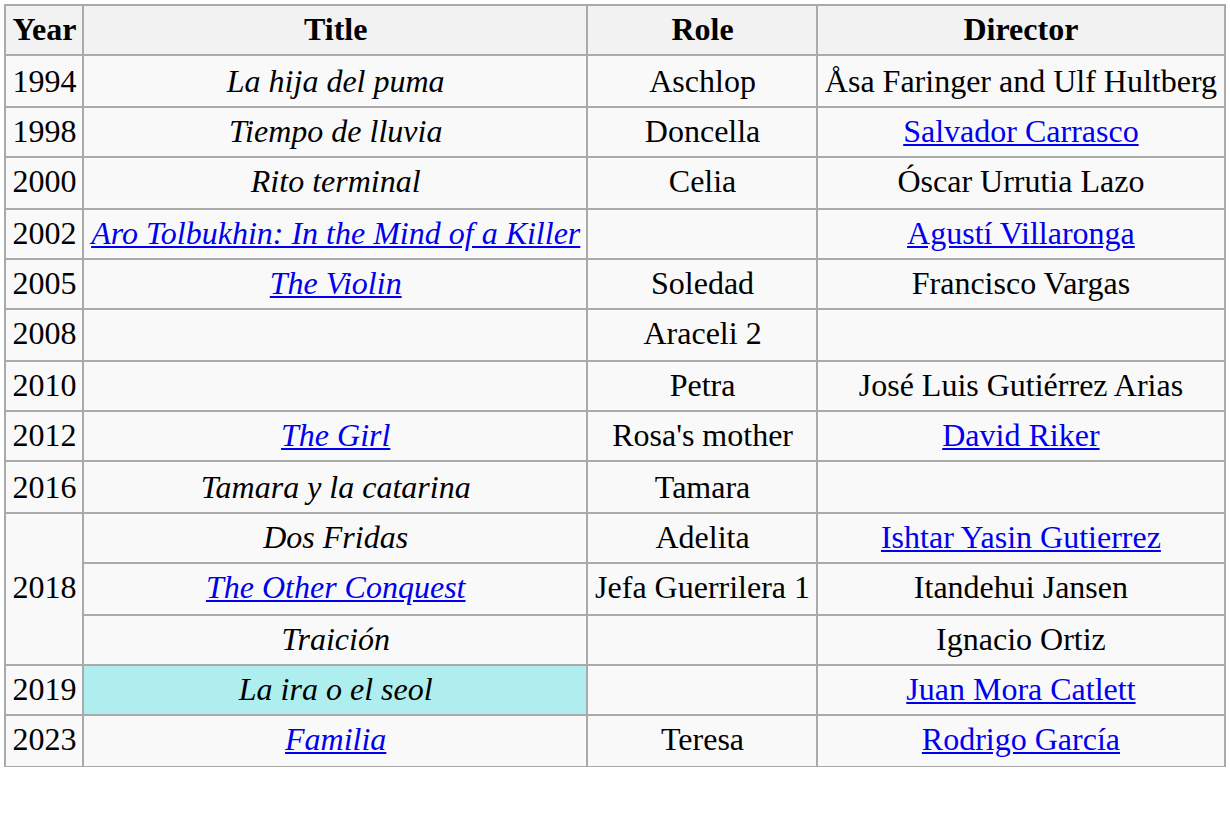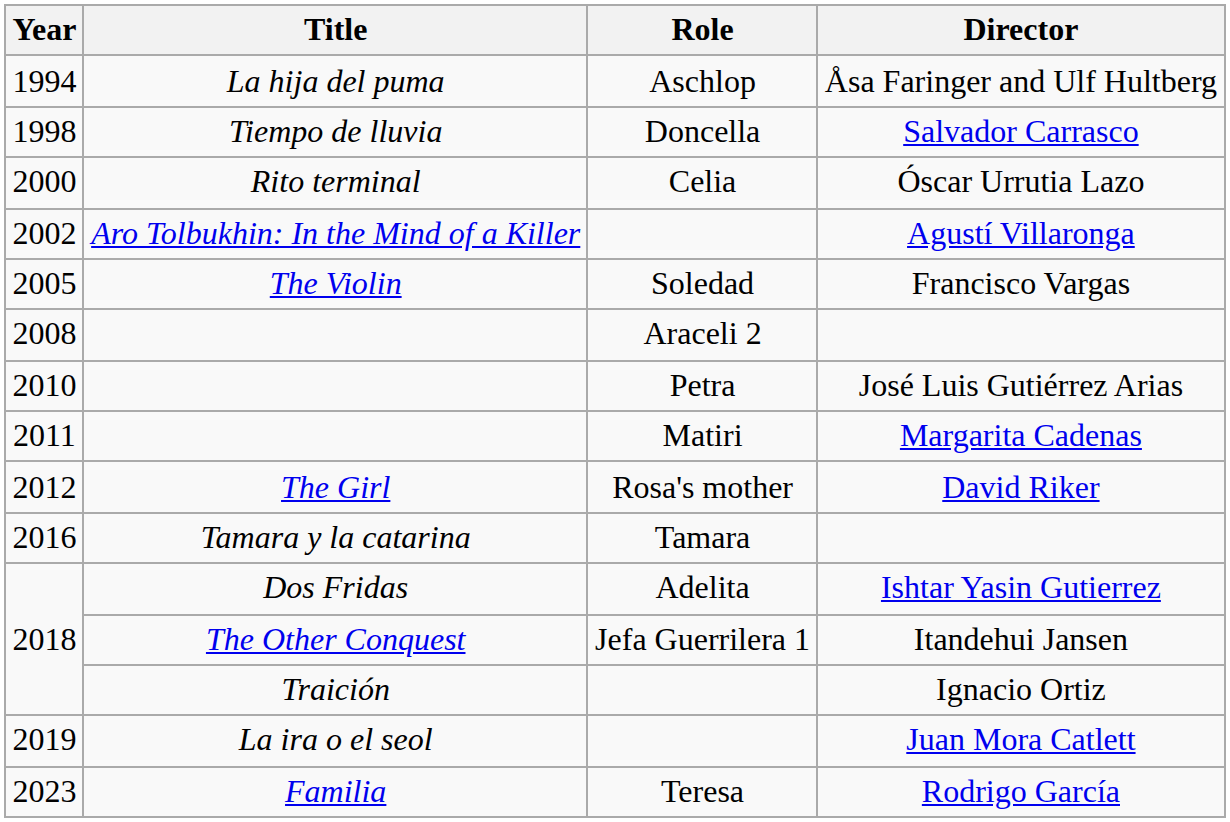+ row: (44, 435)
(336, 689) paleturquoise background -> (336, 740) no background
